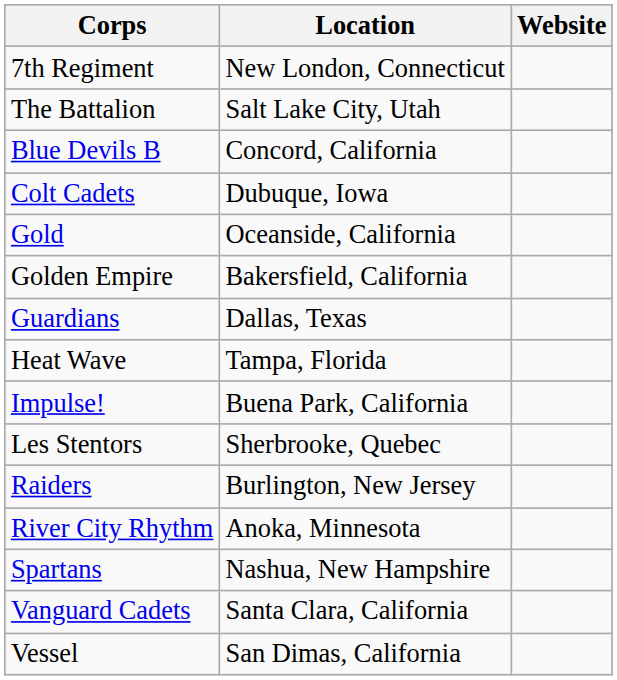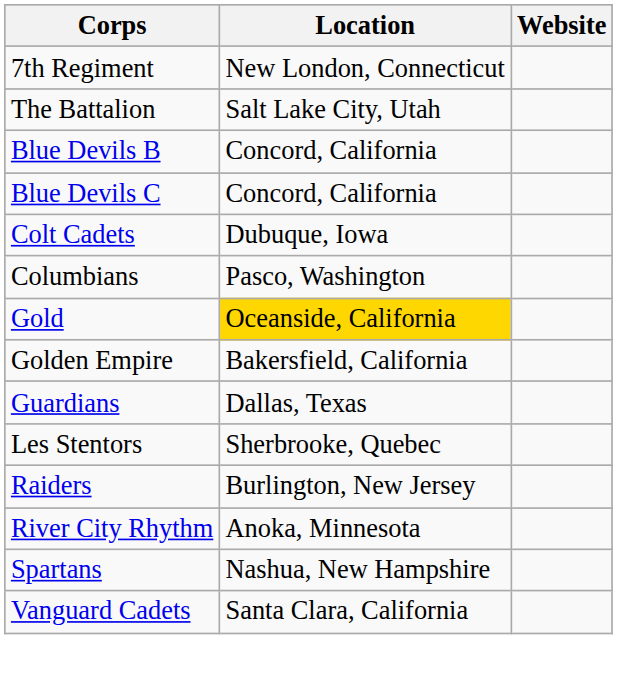+ row: (86, 192)
+ row: (75, 276)
(341, 234) no background -> (341, 318) gold background
- row: (69, 360)
- row: (58, 402)
- row: (45, 653)
